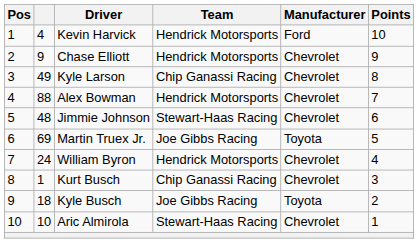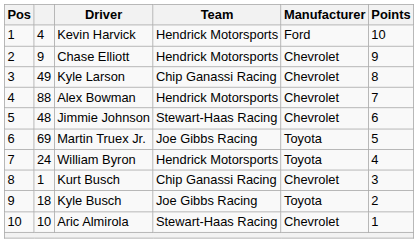(312, 159) Chevrolet -> (303, 159) Toyota
